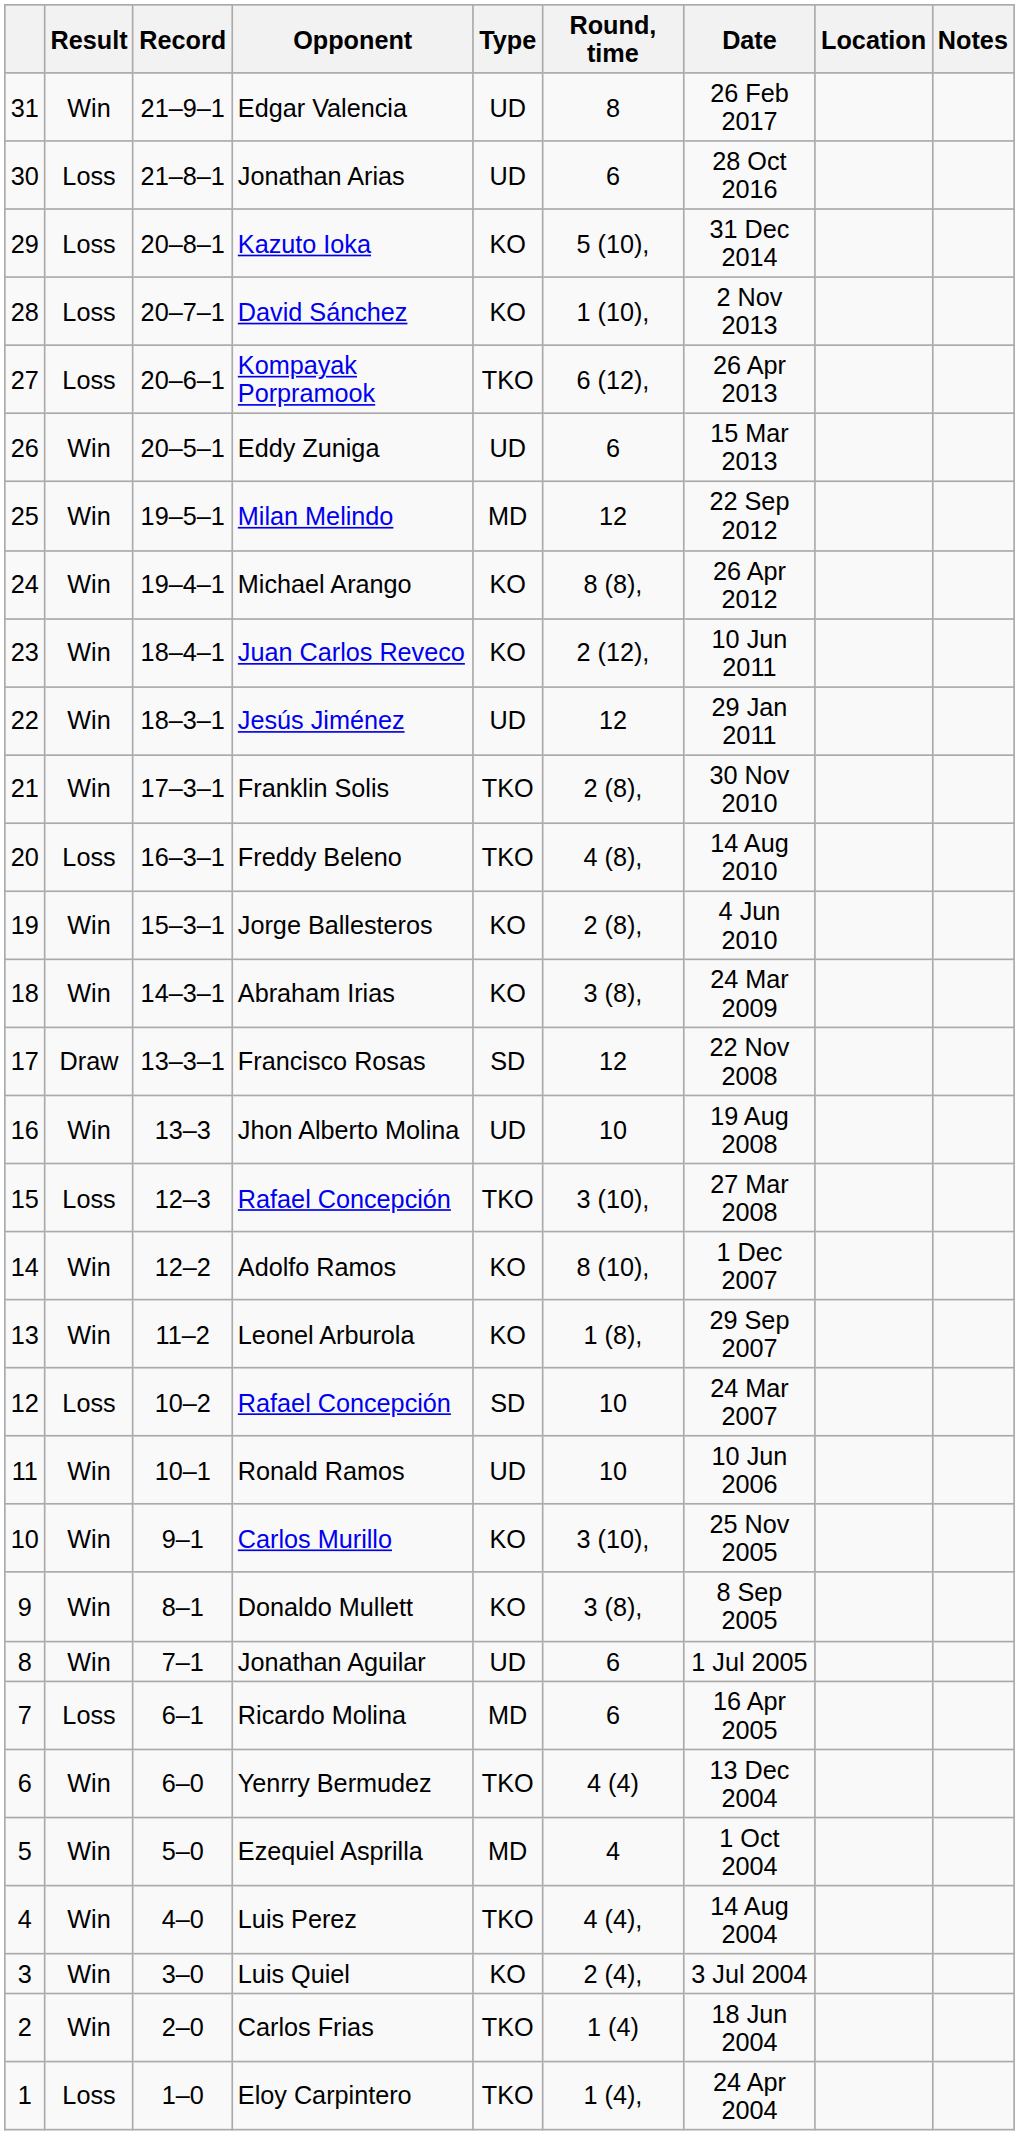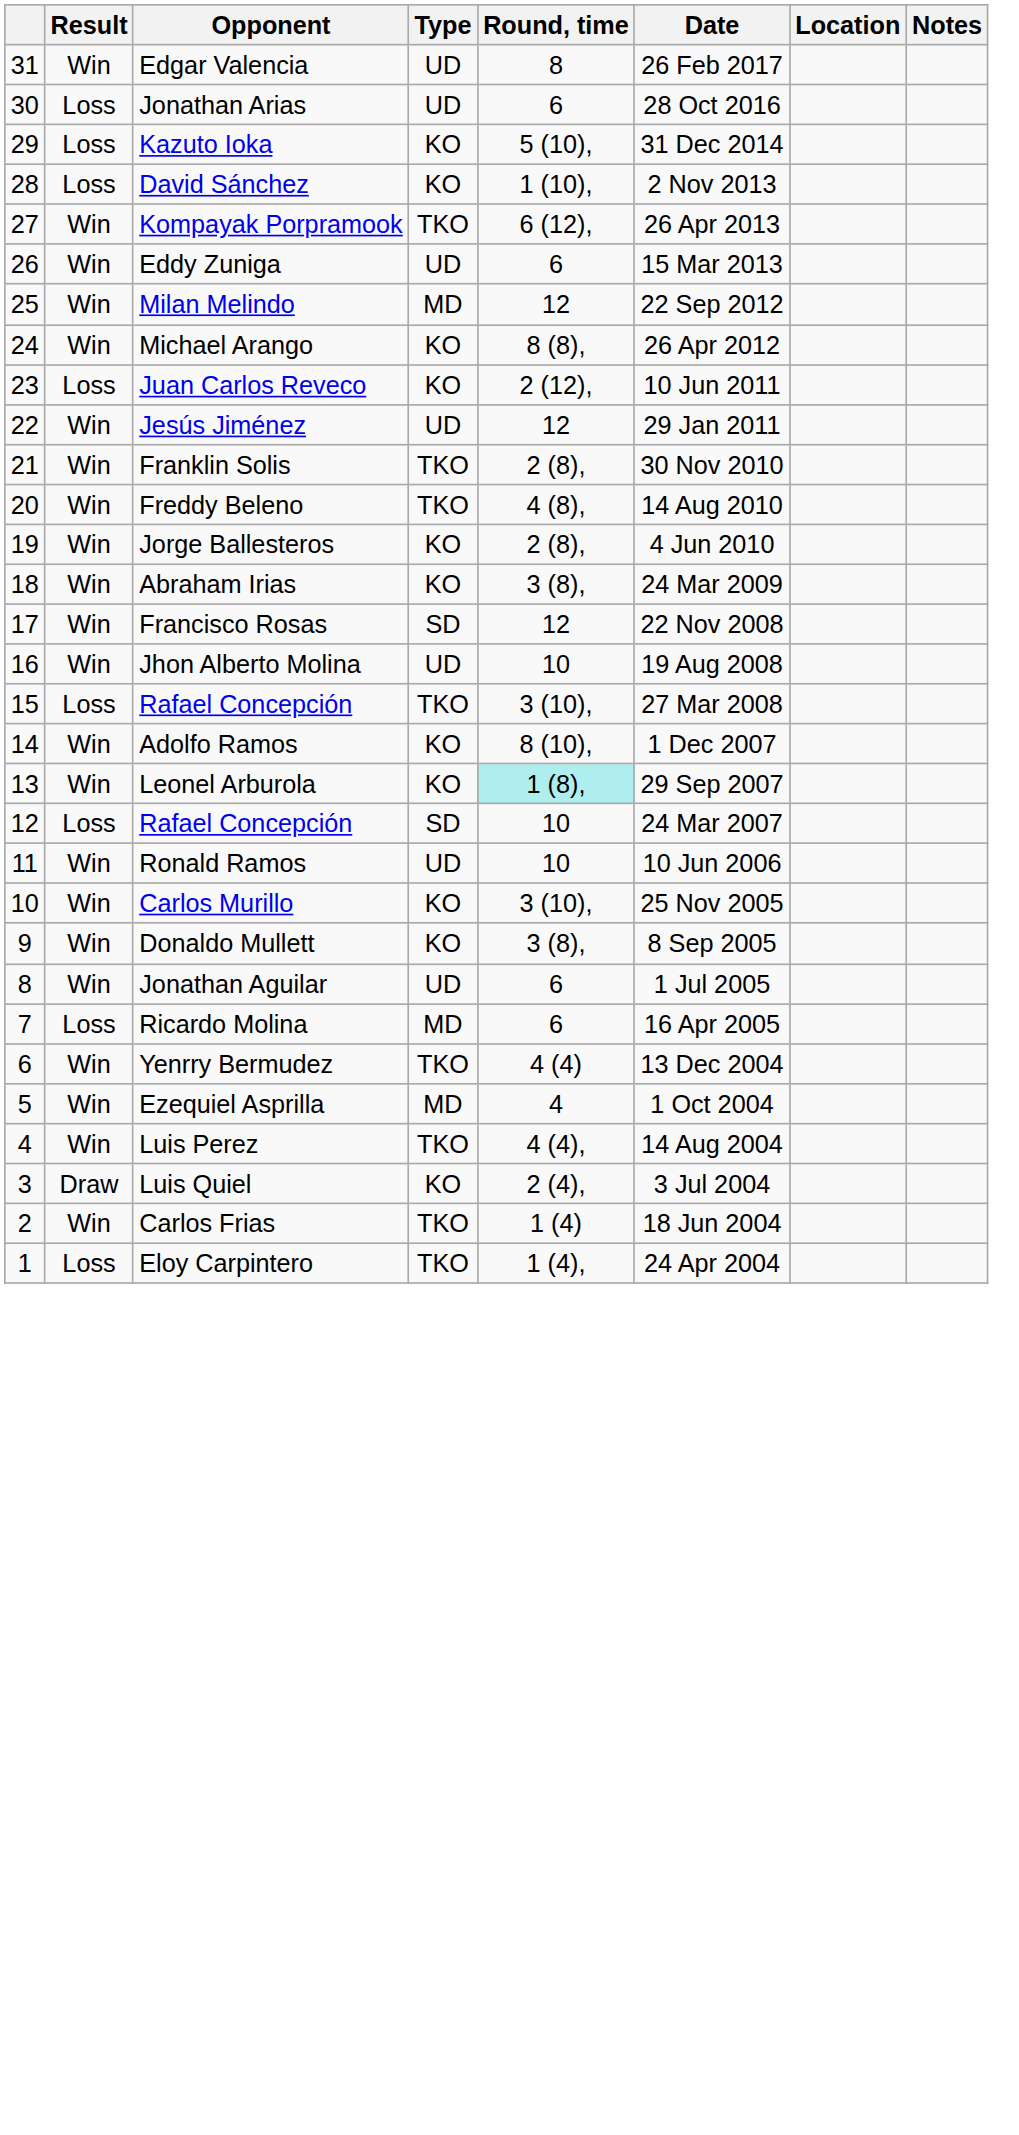- column: (183, 39)
(89, 380) Loss -> (89, 225) Win
(89, 653) Win -> (89, 384) Loss
(89, 857) Loss -> (89, 504) Win
(89, 1062) Draw -> (89, 624) Win
(613, 1334) no background -> (556, 784) paleturquoise background
(89, 1974) Win -> (89, 1183) Draw
